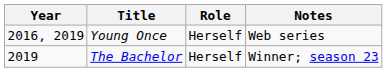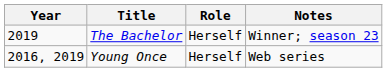rows swapped: (129, 36) <-> (136, 56)
